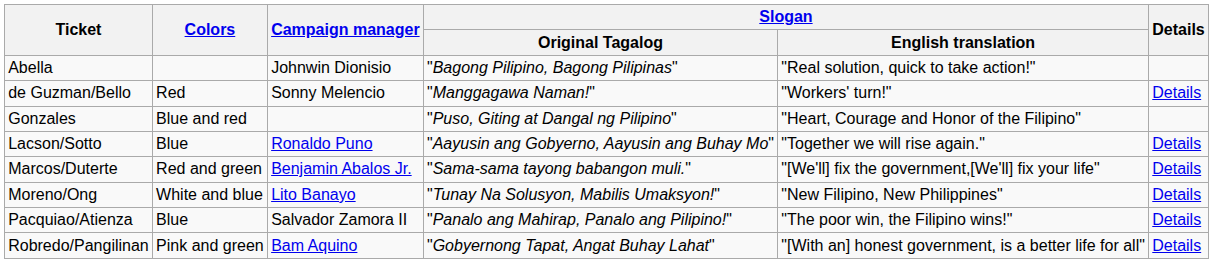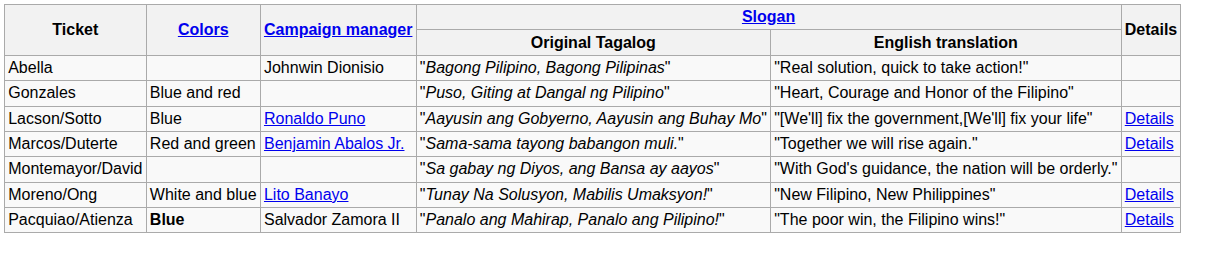- row: (70, 93)
(883, 144) "Together we will rise again." -> (933, 118) "[We'll] fix the government,[We'll] fix your life"
(941, 169) "[We'll] fix the government,[We'll] fix your life" -> (876, 144) "Together we will rise again."
+ row: (75, 169)
(172, 220) normal -> (167, 220) bold
- row: (78, 245)
